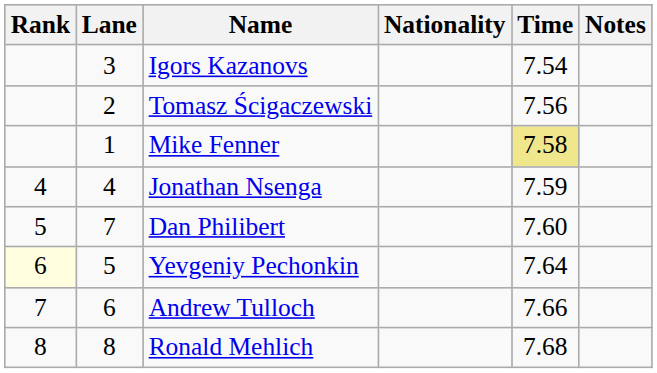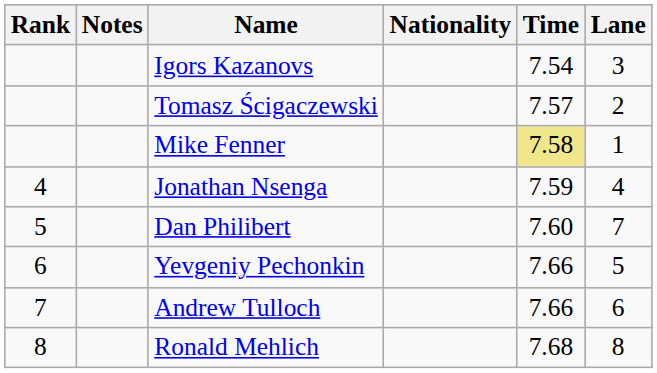columns swapped: (109, 24) <-> (615, 24)
(545, 105) 7.56 -> (551, 105) 7.57
(40, 266) lightyellow background -> (40, 266) no background
(545, 266) 7.64 -> (551, 266) 7.66
